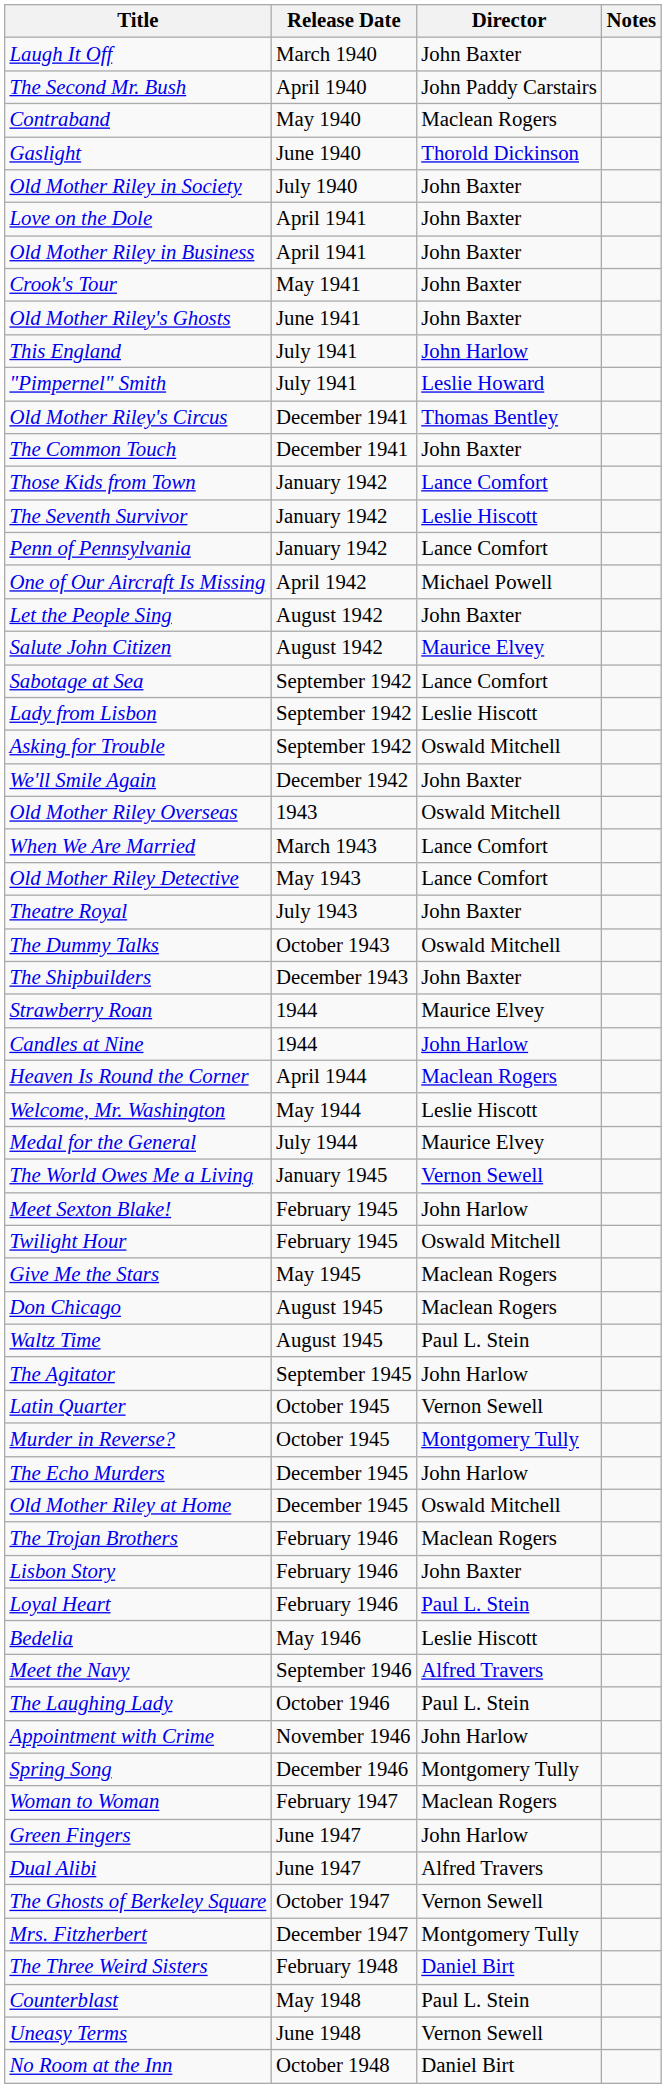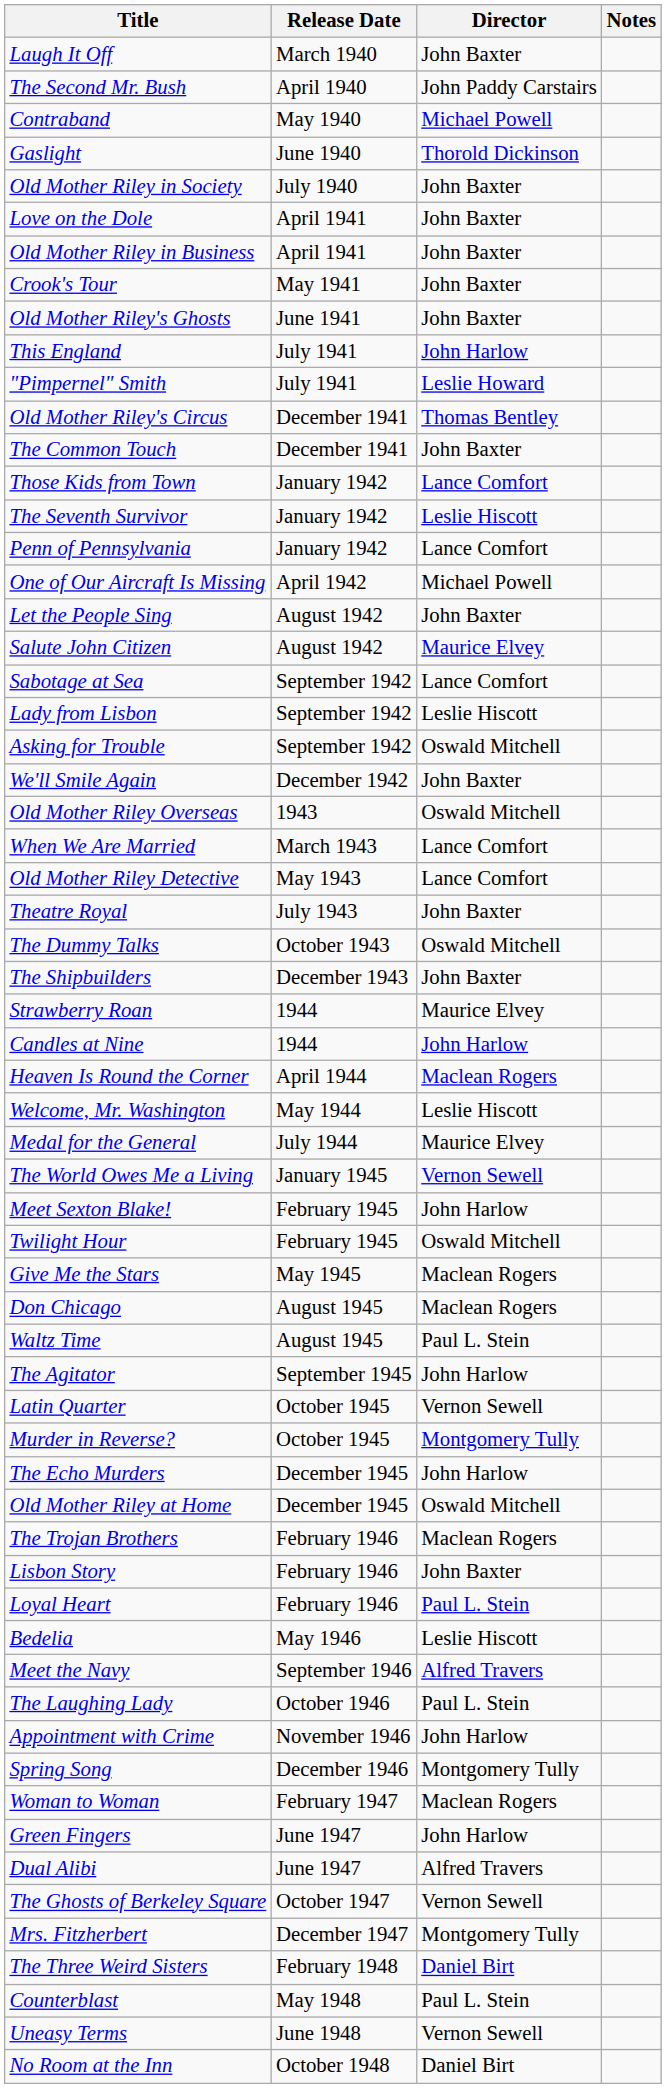(489, 119) Maclean Rogers -> (487, 119) Michael Powell
